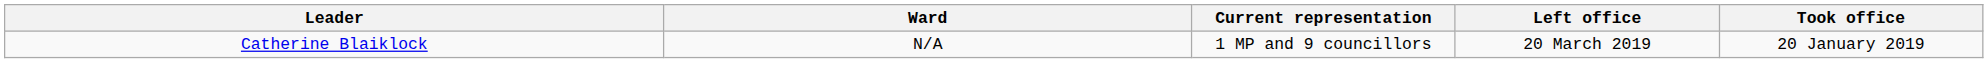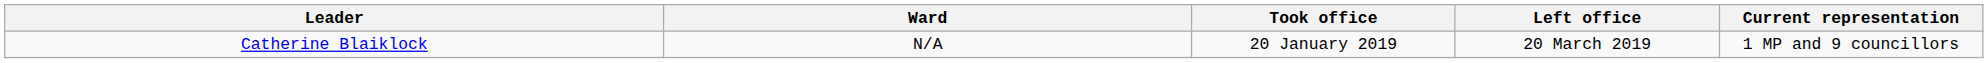columns swapped: (1851, 18) <-> (1323, 18)
